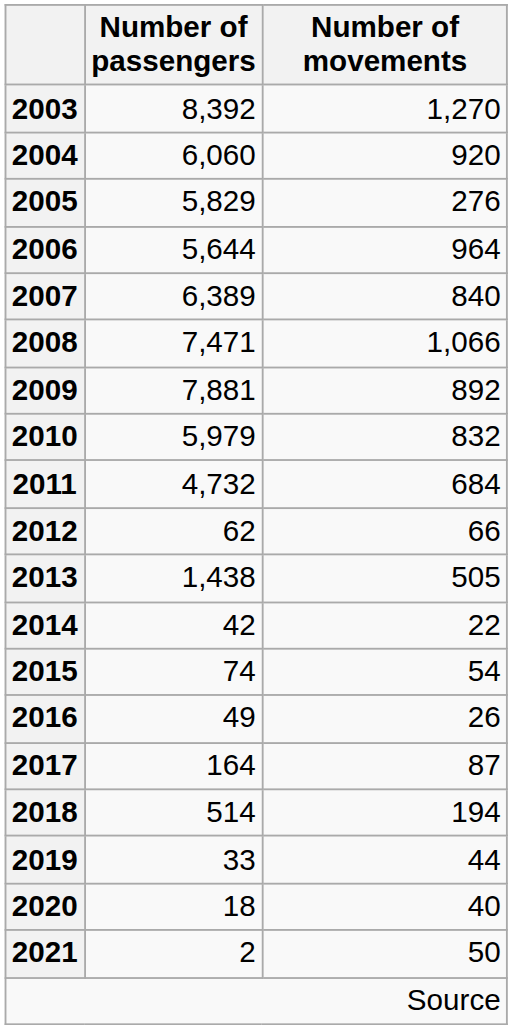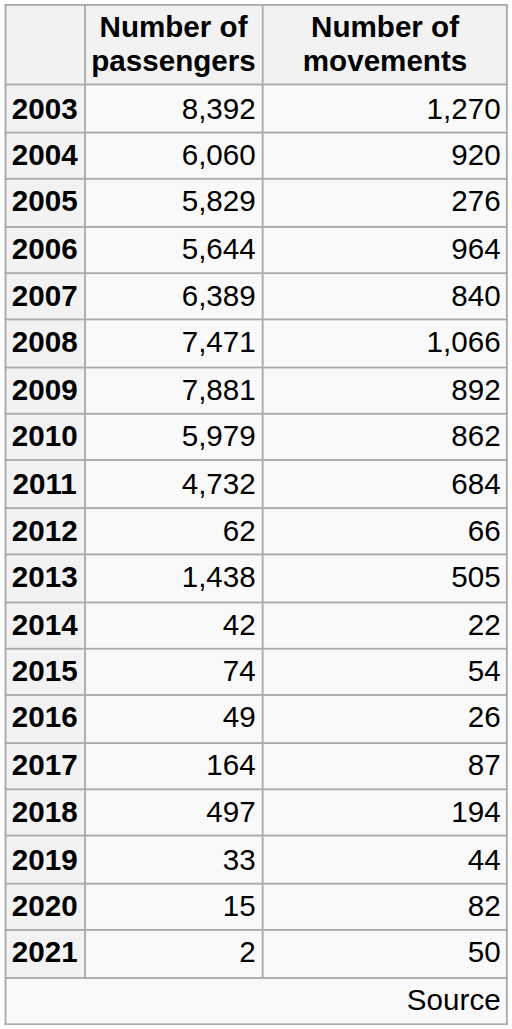(476, 436) 832 -> (476, 436) 862
(231, 812) 514 -> (231, 812) 497
(239, 906) 18 -> (239, 906) 15
(484, 906) 40 -> (484, 906) 82
